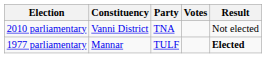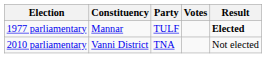rows swapped: (47, 45) <-> (47, 28)
